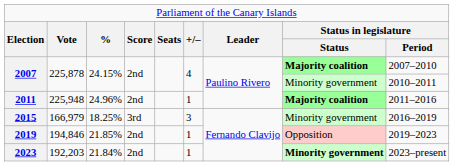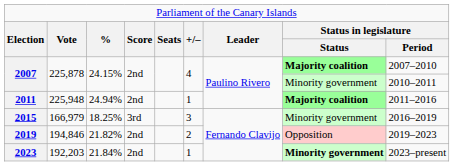(106, 99) 24.96% -> (106, 99) 24.94%
(106, 134) 21.85% -> (106, 134) 21.82%
(189, 134) 1 -> (189, 134) 2
